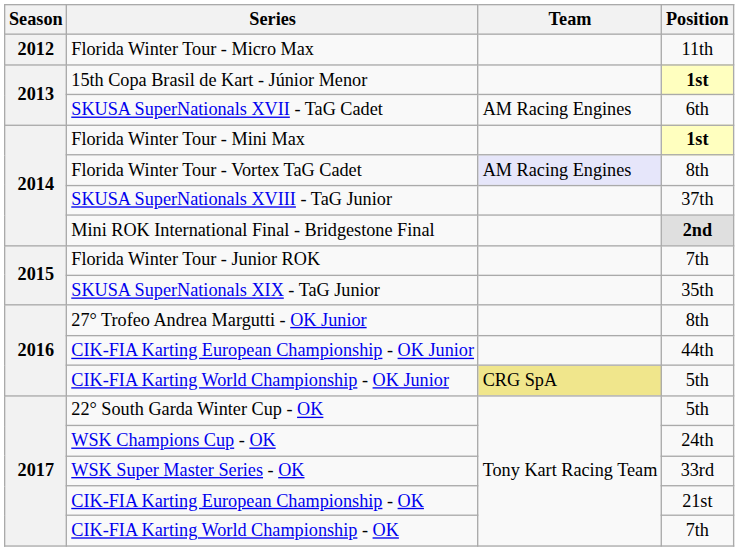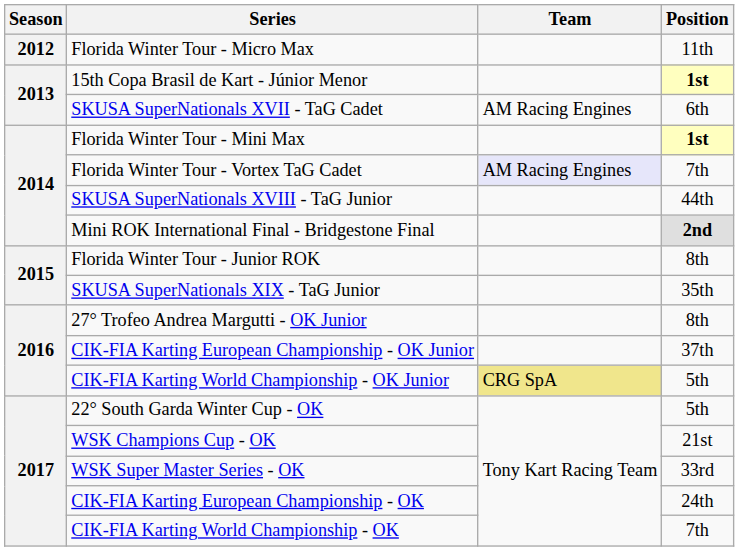(697, 169) 8th -> (697, 169) 7th
(697, 199) 37th -> (697, 199) 44th
(697, 259) 7th -> (697, 259) 8th
(697, 349) 44th -> (697, 349) 37th
(697, 440) 24th -> (697, 440) 21st
(697, 500) 21st -> (697, 500) 24th
